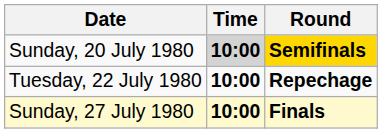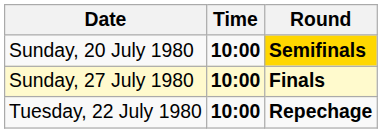(235, 50) lightgrey background -> (235, 50) no background
rows swapped: (105, 81) <-> (101, 111)
